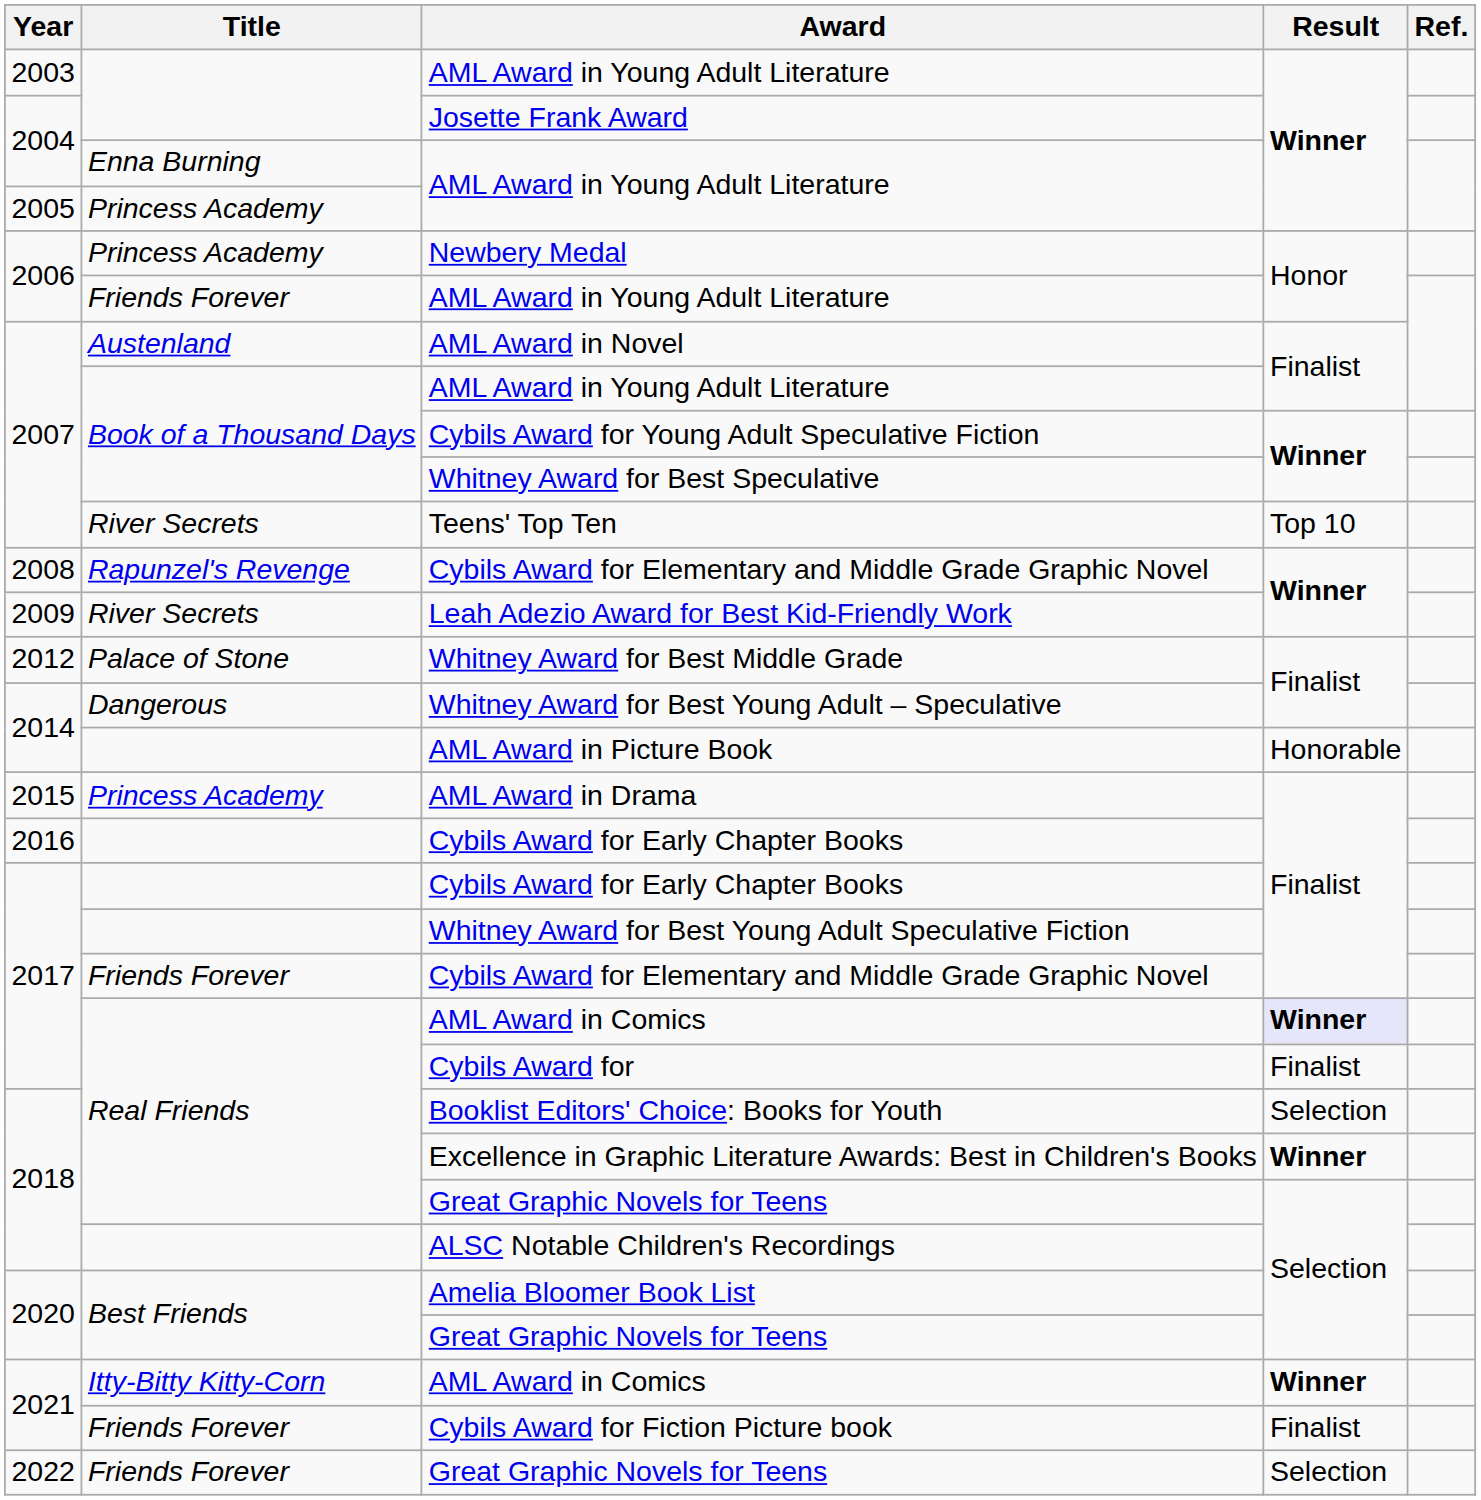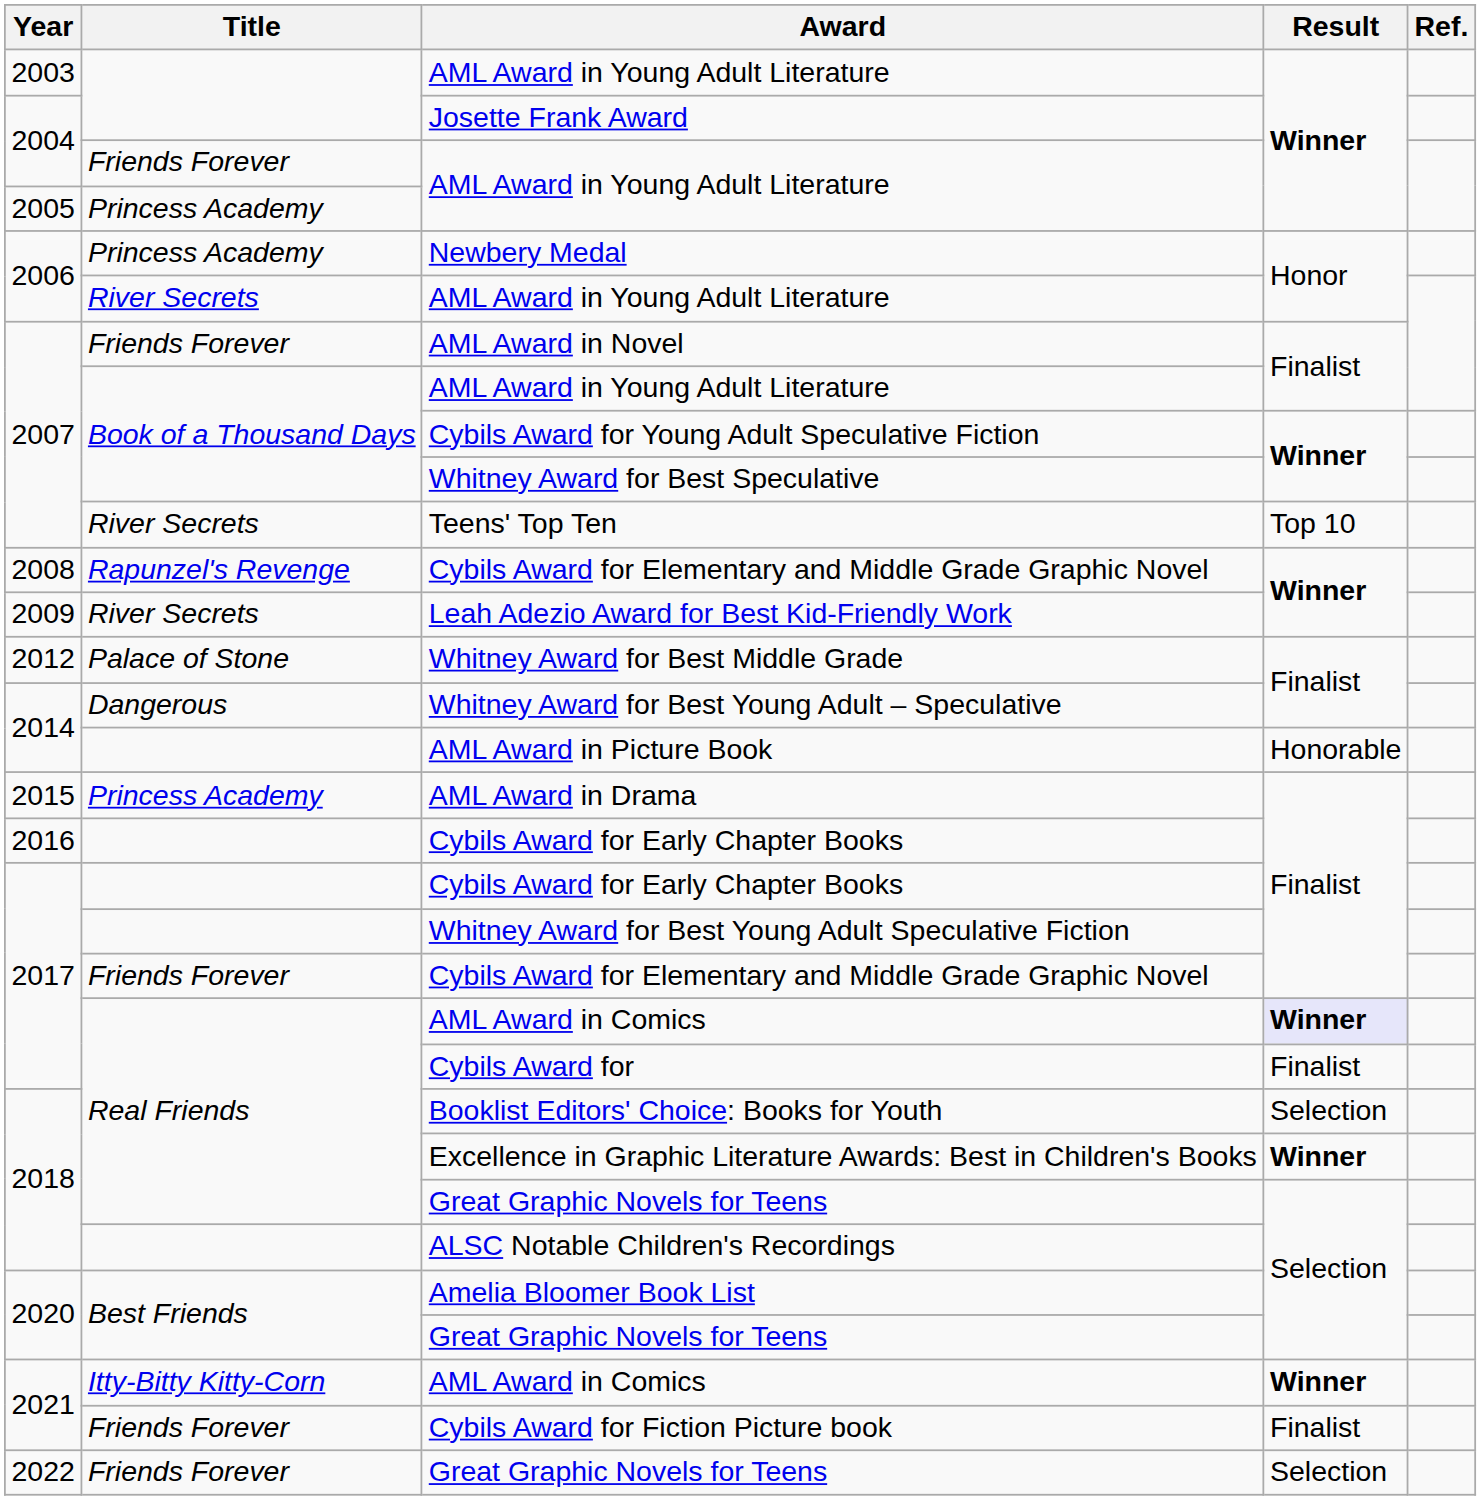(174, 162) Enna Burning -> (188, 162) Friends Forever
(188, 298) Friends Forever -> (173, 298) River Secrets
(159, 343) Austenland -> (188, 343) Friends Forever
